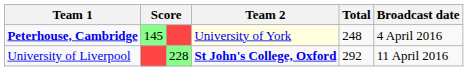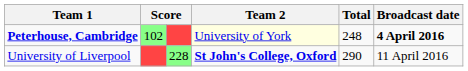(153, 35) 145 -> (153, 35) 102
(409, 35) normal -> (410, 35) bold
(352, 55) 292 -> (352, 55) 290
